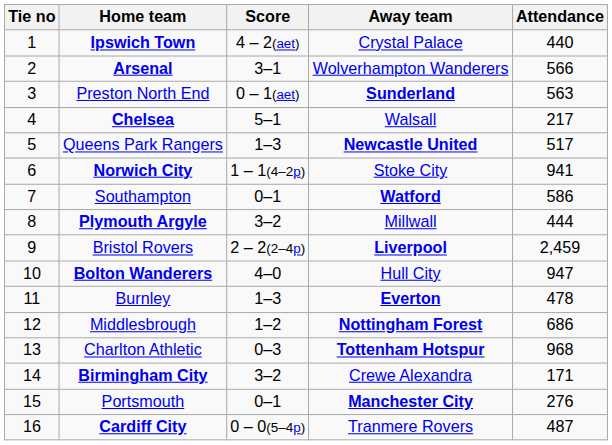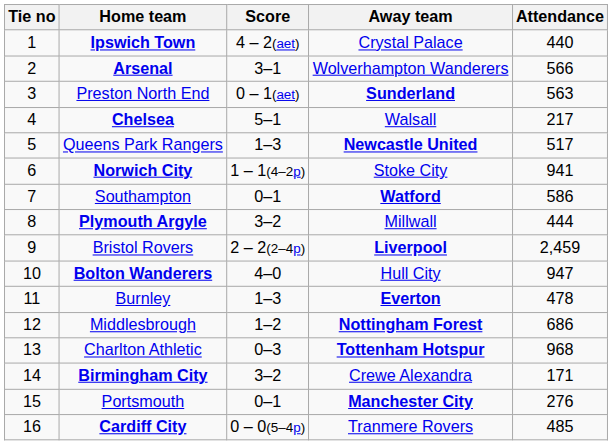(560, 427) 487 -> (560, 427) 485
